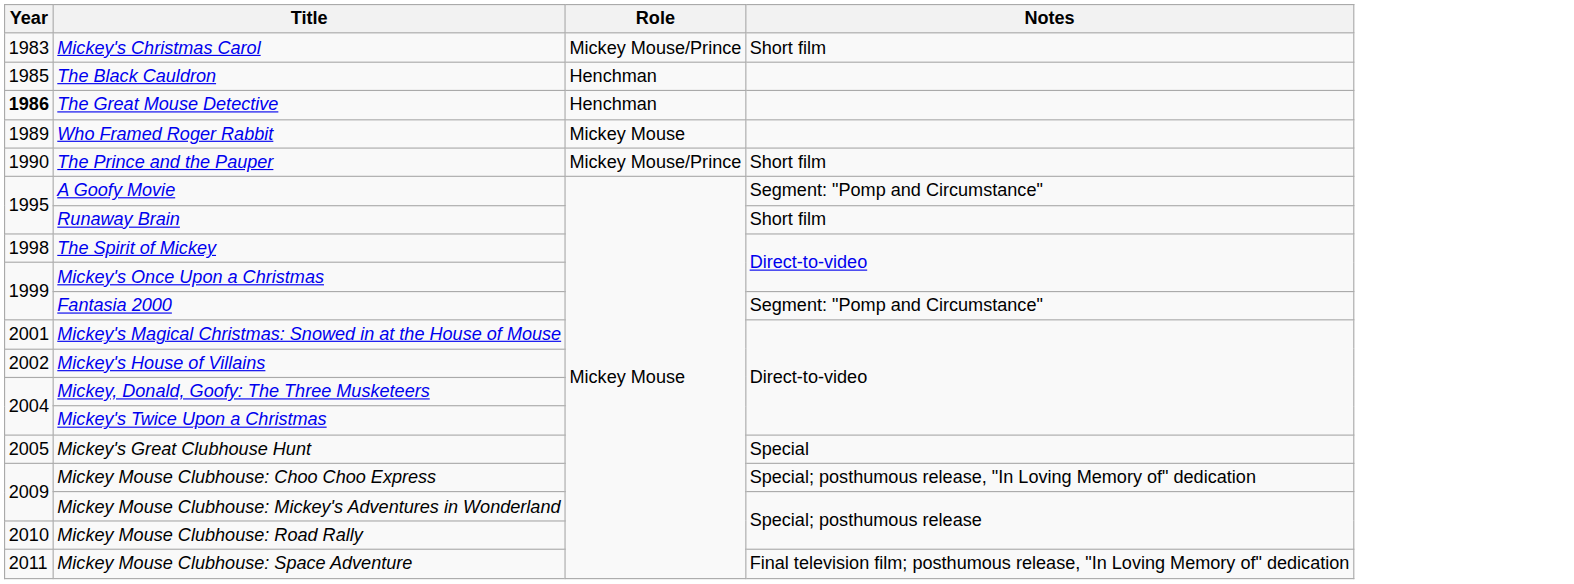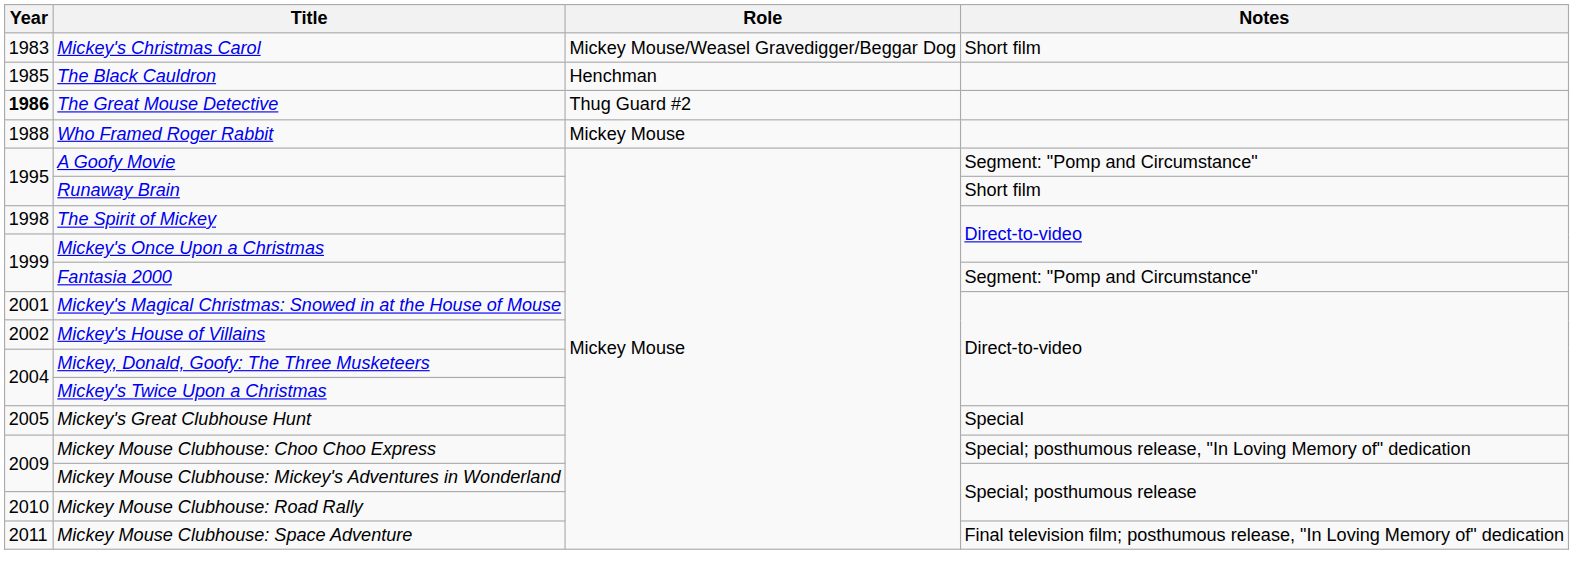(655, 47) Mickey Mouse/Prince -> (763, 47) Mickey Mouse/Weasel Gravedigger/Beggar Dog
(613, 104) Henchman -> (630, 104) Thug Guard #2
(29, 133) 1989 -> (29, 133) 1988
- row: (165, 162)
